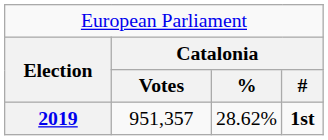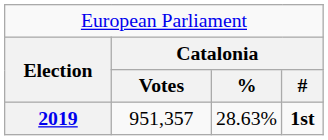(247, 118) 28.62% -> (247, 118) 28.63%
